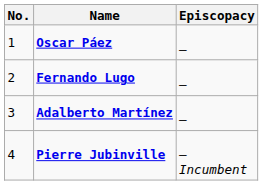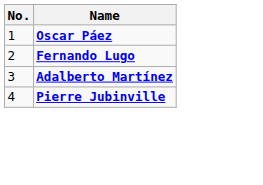- column: (217, 15)
